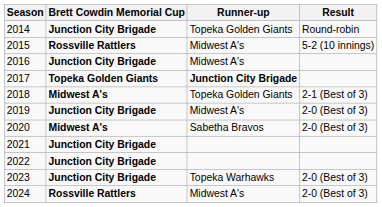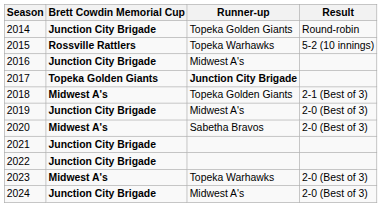(217, 45) Midwest A's -> (232, 45) Topeka Warhawks
(102, 177) Junction City Brigade -> (78, 177) Midwest A's
(92, 194) Rossville Rattlers -> (102, 194) Junction City Brigade
